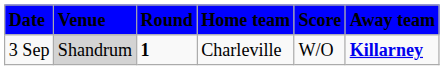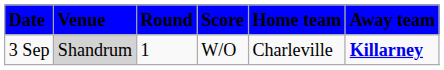columns swapped: (246, 19) <-> (320, 19)
(145, 49) bold -> (145, 49) normal
